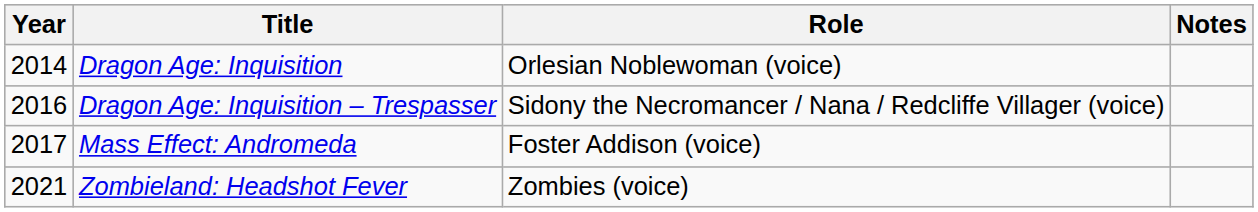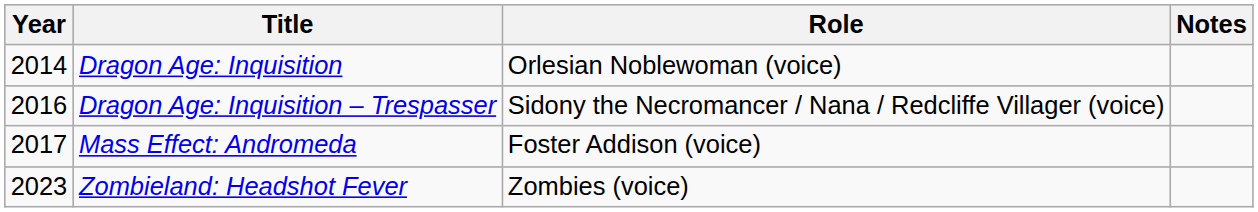(39, 186) 2021 -> (39, 186) 2023
